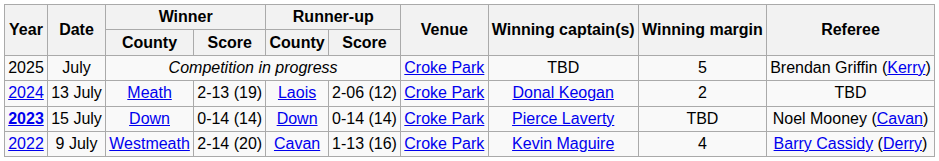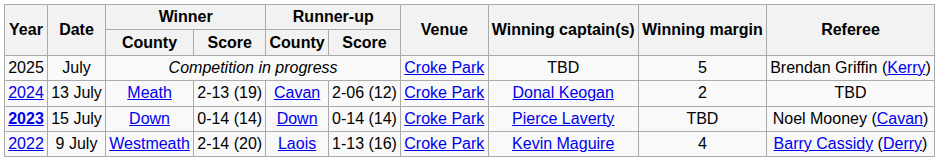(297, 93) Laois -> (297, 93) Cavan
(297, 144) Cavan -> (297, 144) Laois
